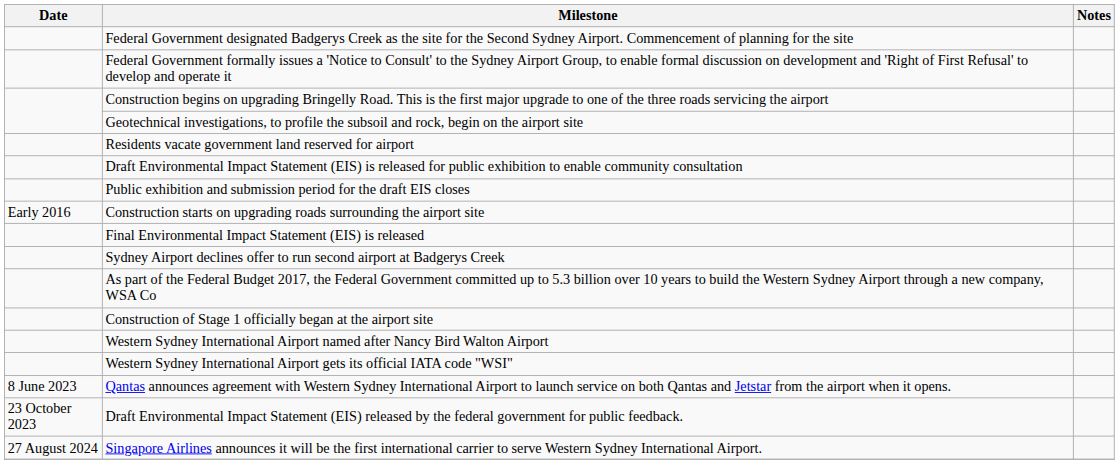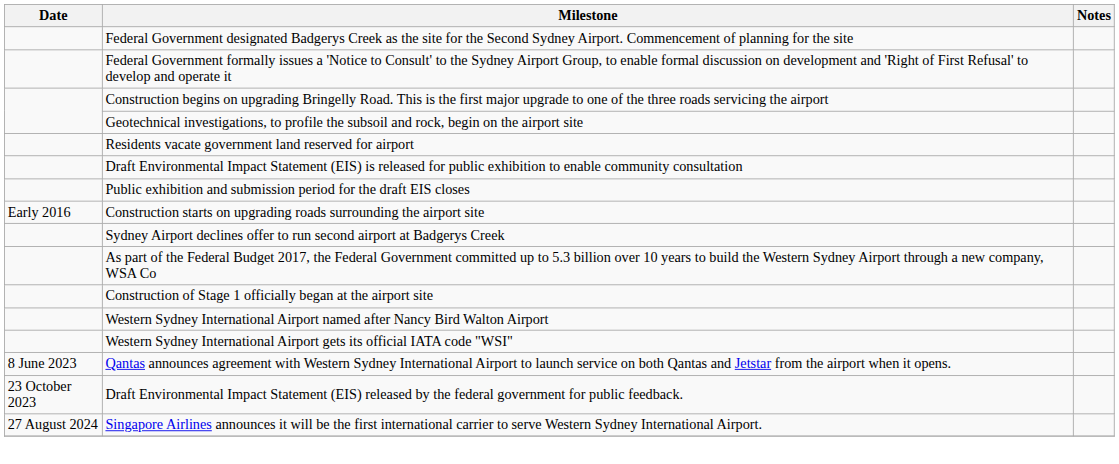- row: (265, 235)
